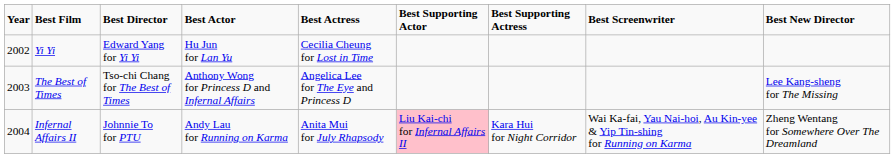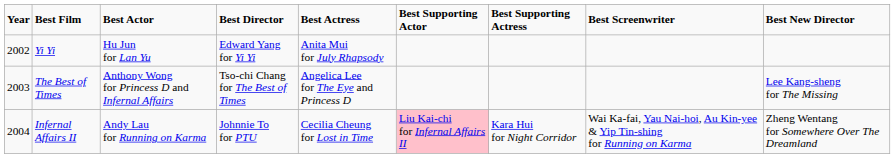columns swapped: (135, 19) <-> (210, 19)
(337, 50) Cecilia Cheung for Lost in Time -> (342, 50) Anita Mui for July Rhapsody
(342, 131) Anita Mui for July Rhapsody -> (337, 131) Cecilia Cheung for Lost in Time
